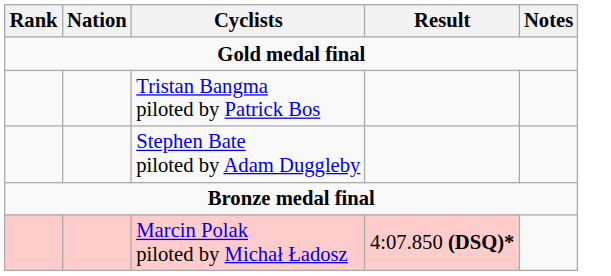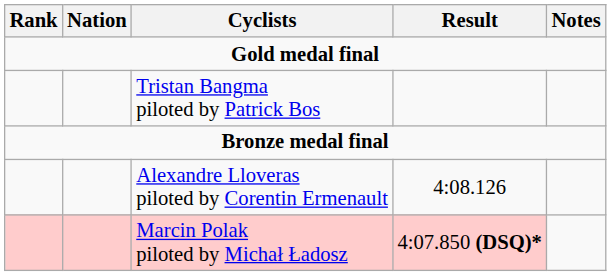- row: (248, 153)
+ row: (262, 186)
